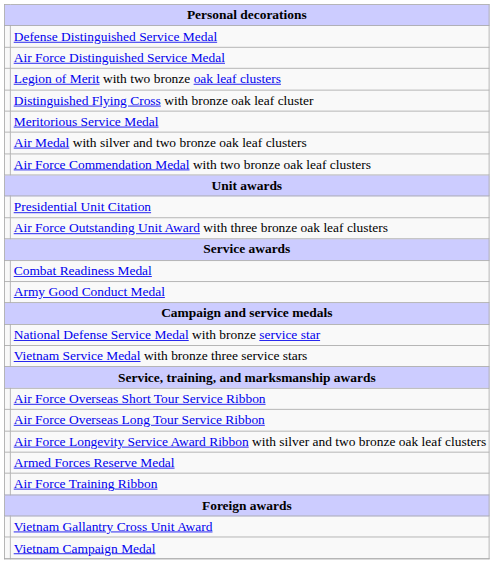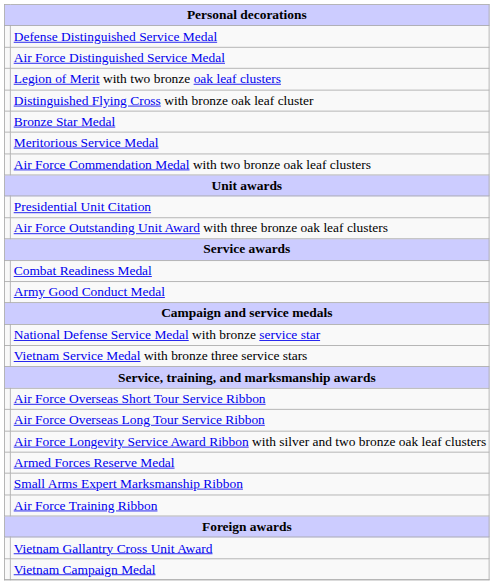+ row: (64, 121)
- row: (160, 143)
+ row: (128, 484)
